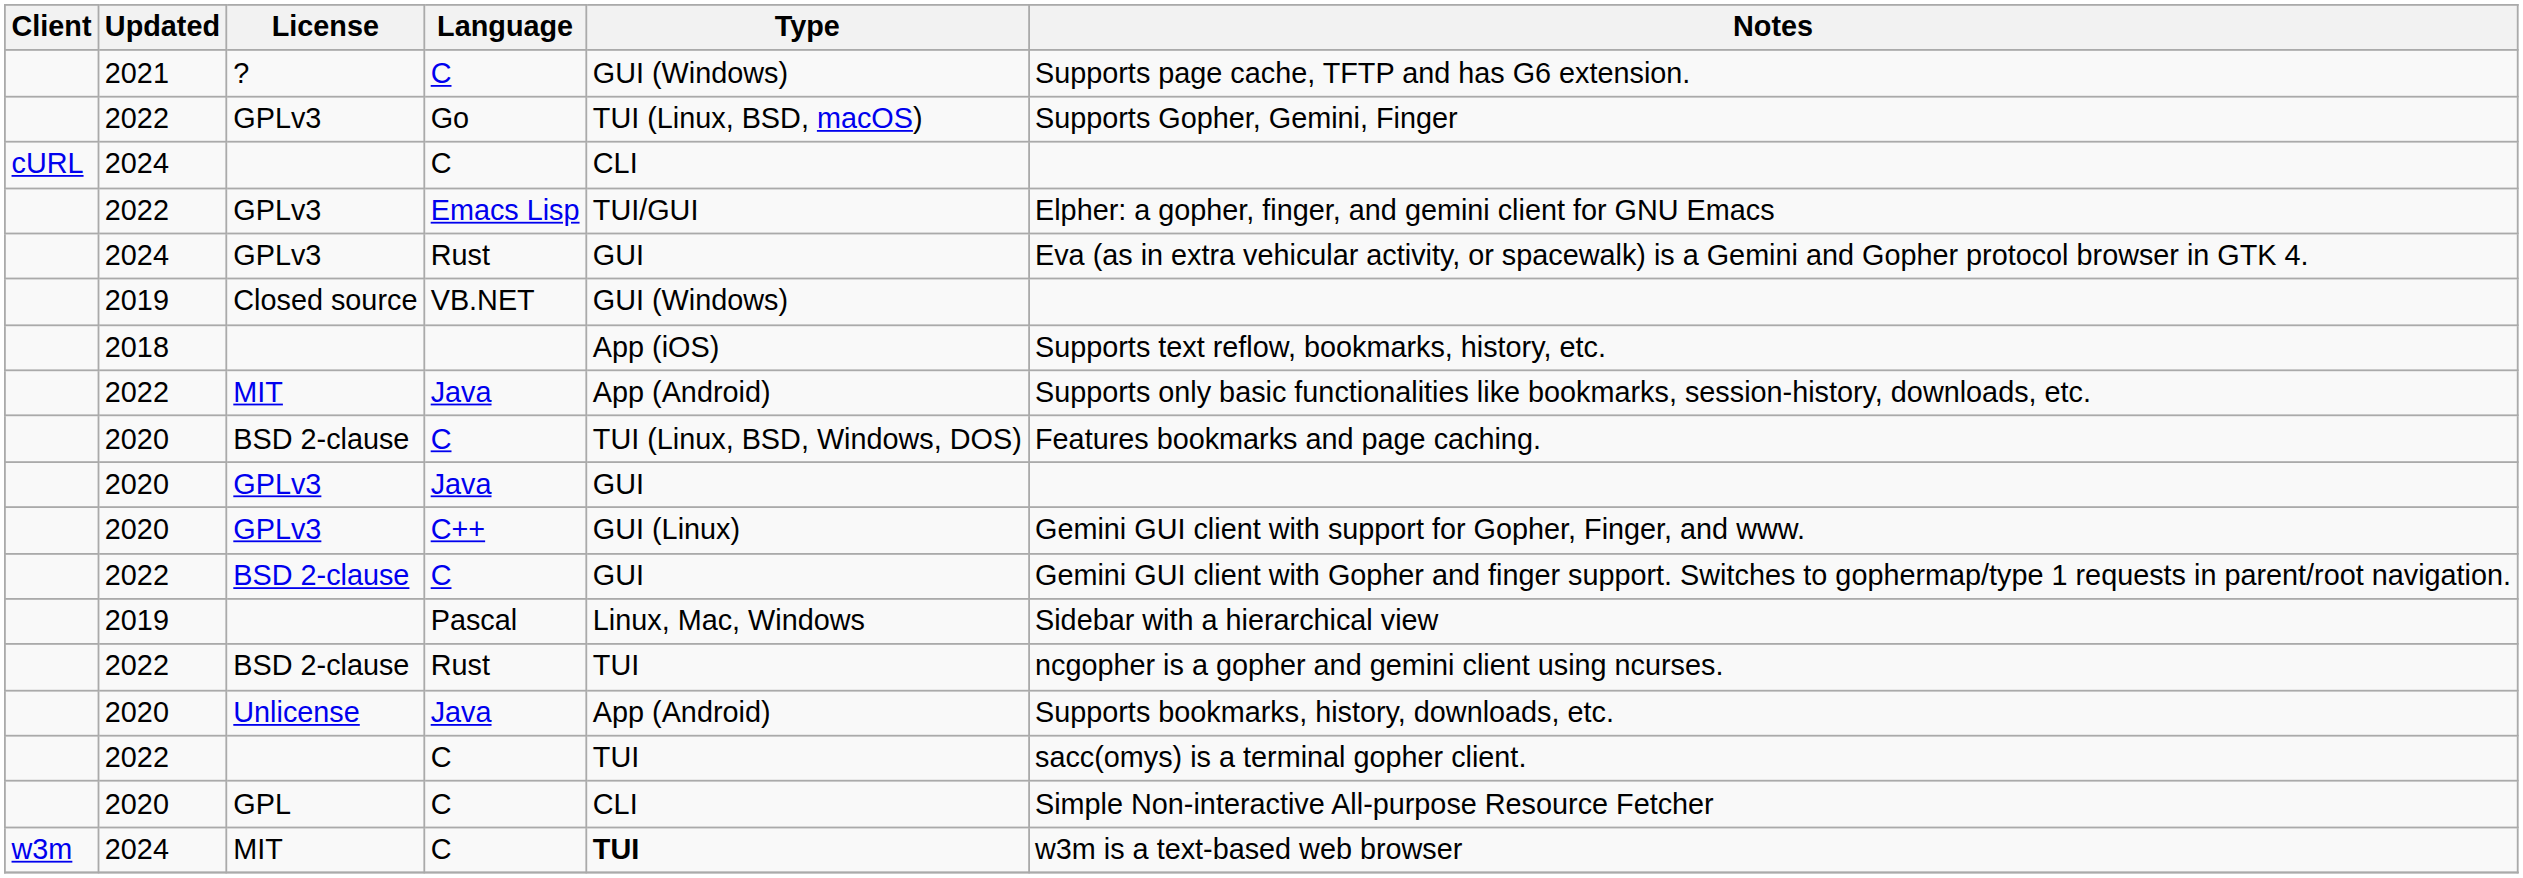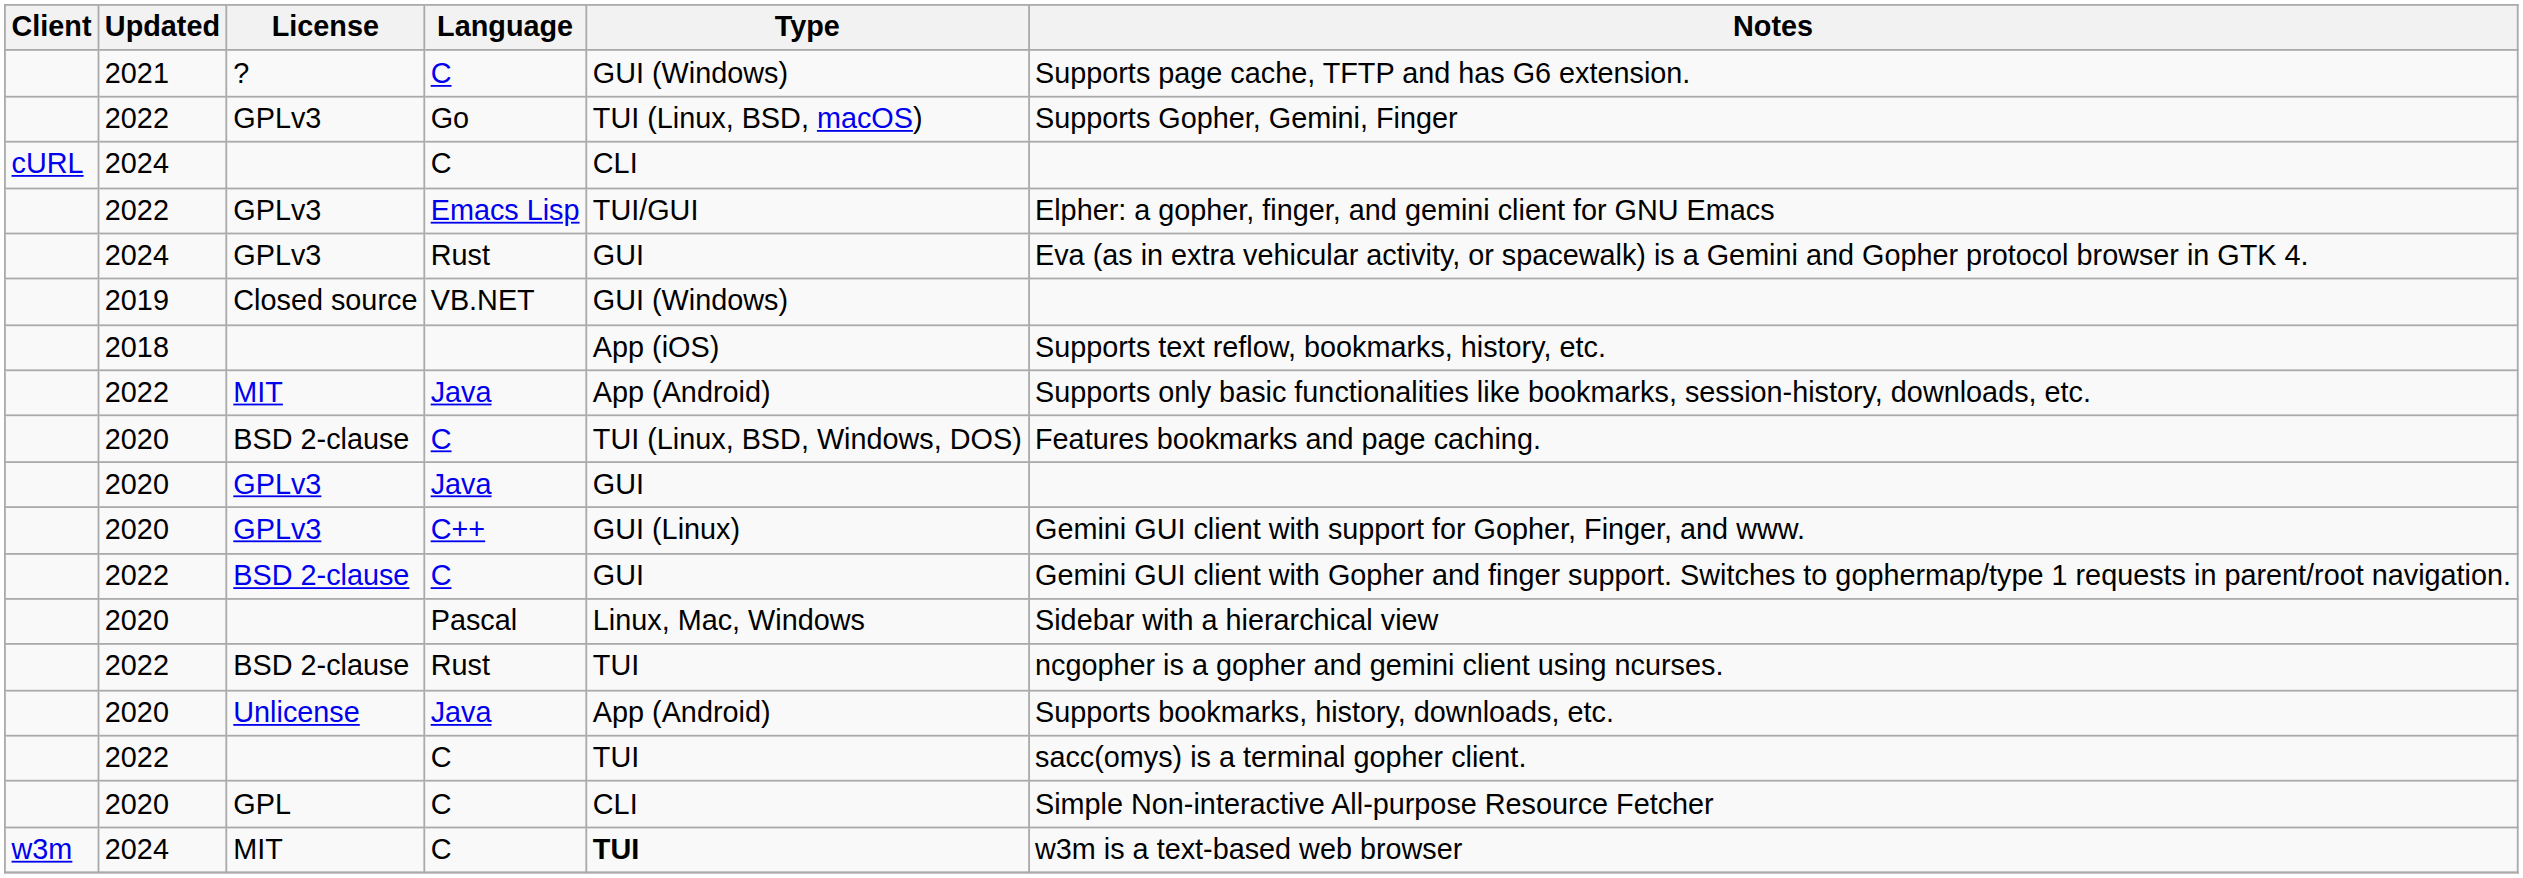(137, 621) 2019 -> (137, 621) 2020
